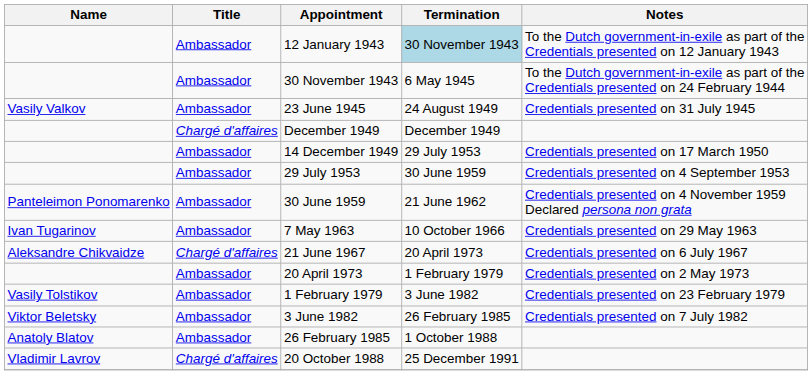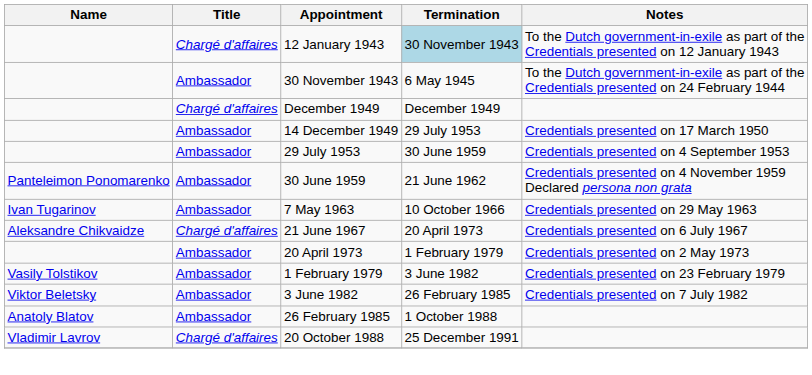(214, 44) Ambassador -> (227, 44) Chargé d'affaires
- row: (325, 109)
